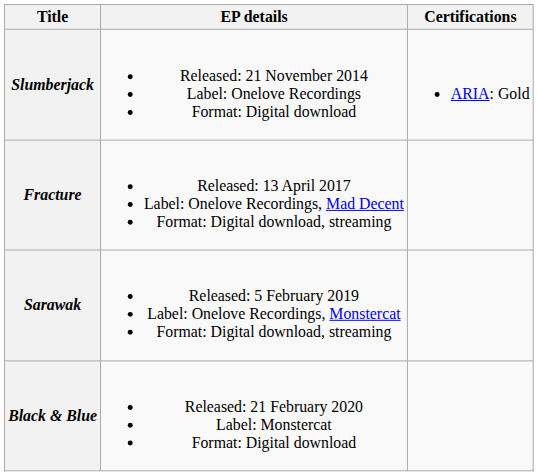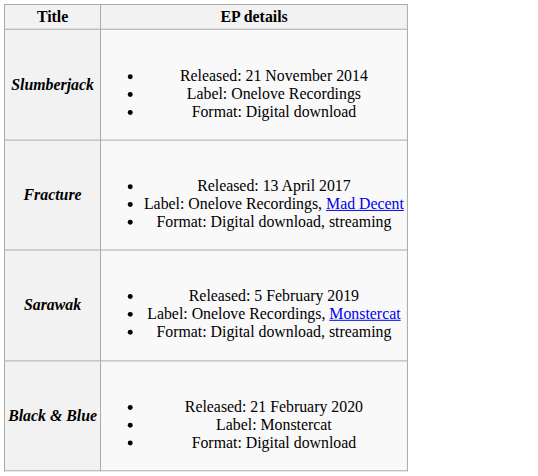- column: (470, 17)
